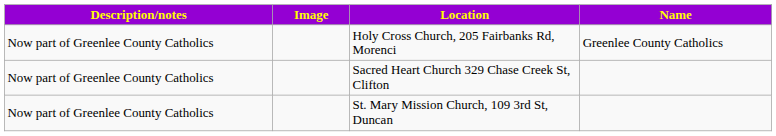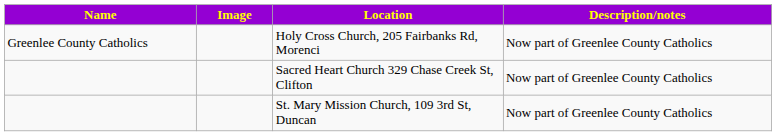columns swapped: (676, 14) <-> (139, 14)
